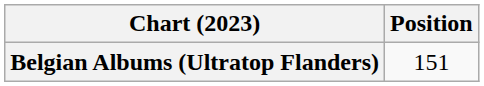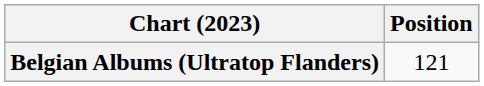(431, 61) 151 -> (431, 61) 121
